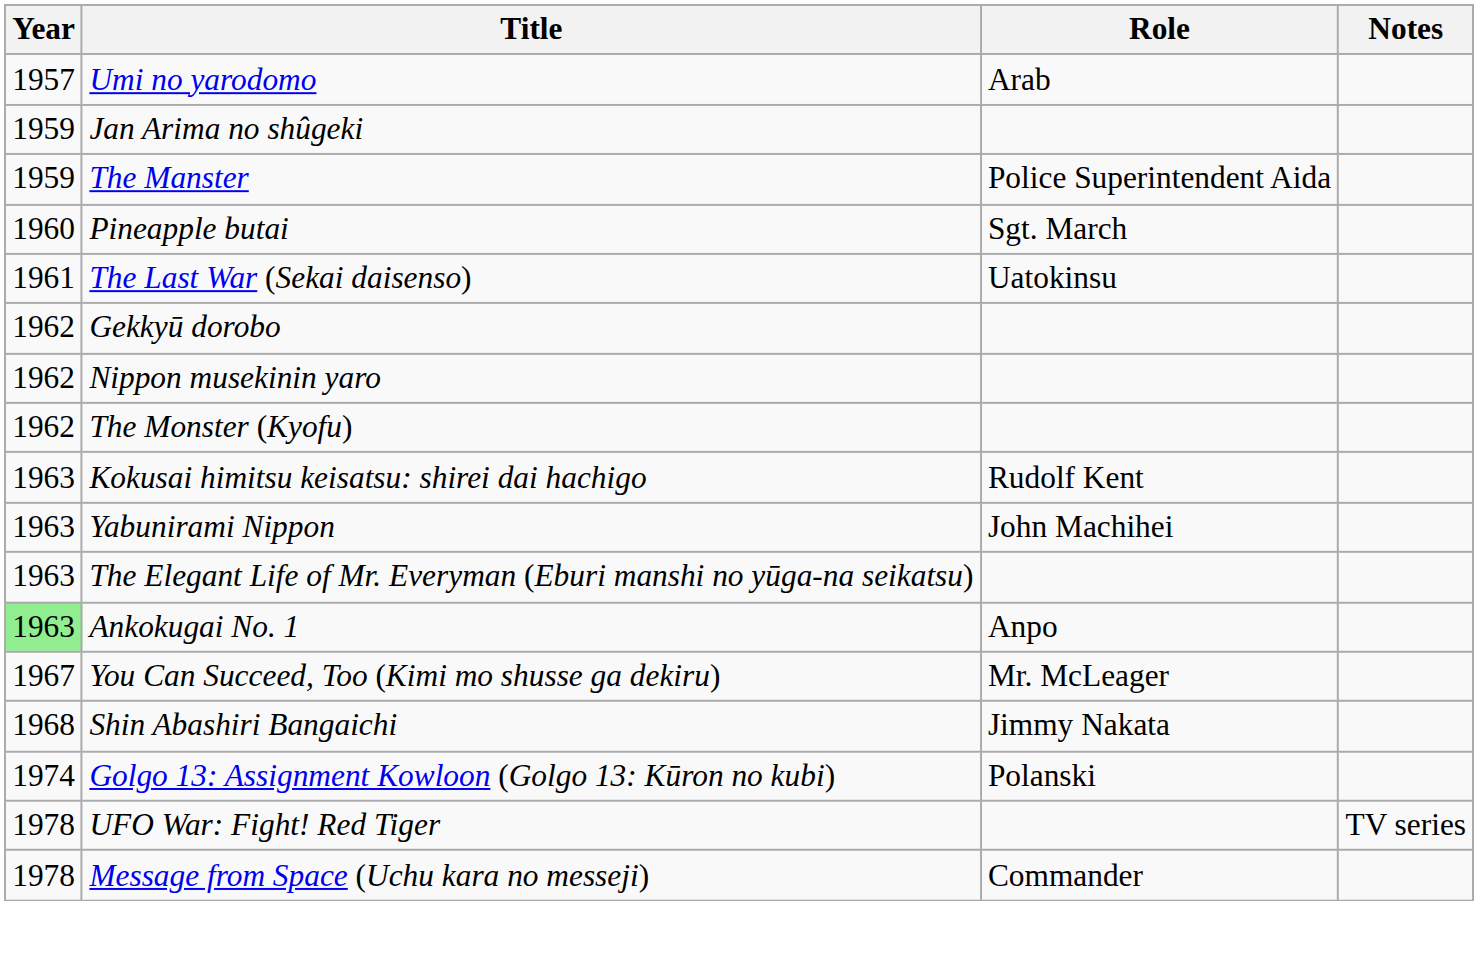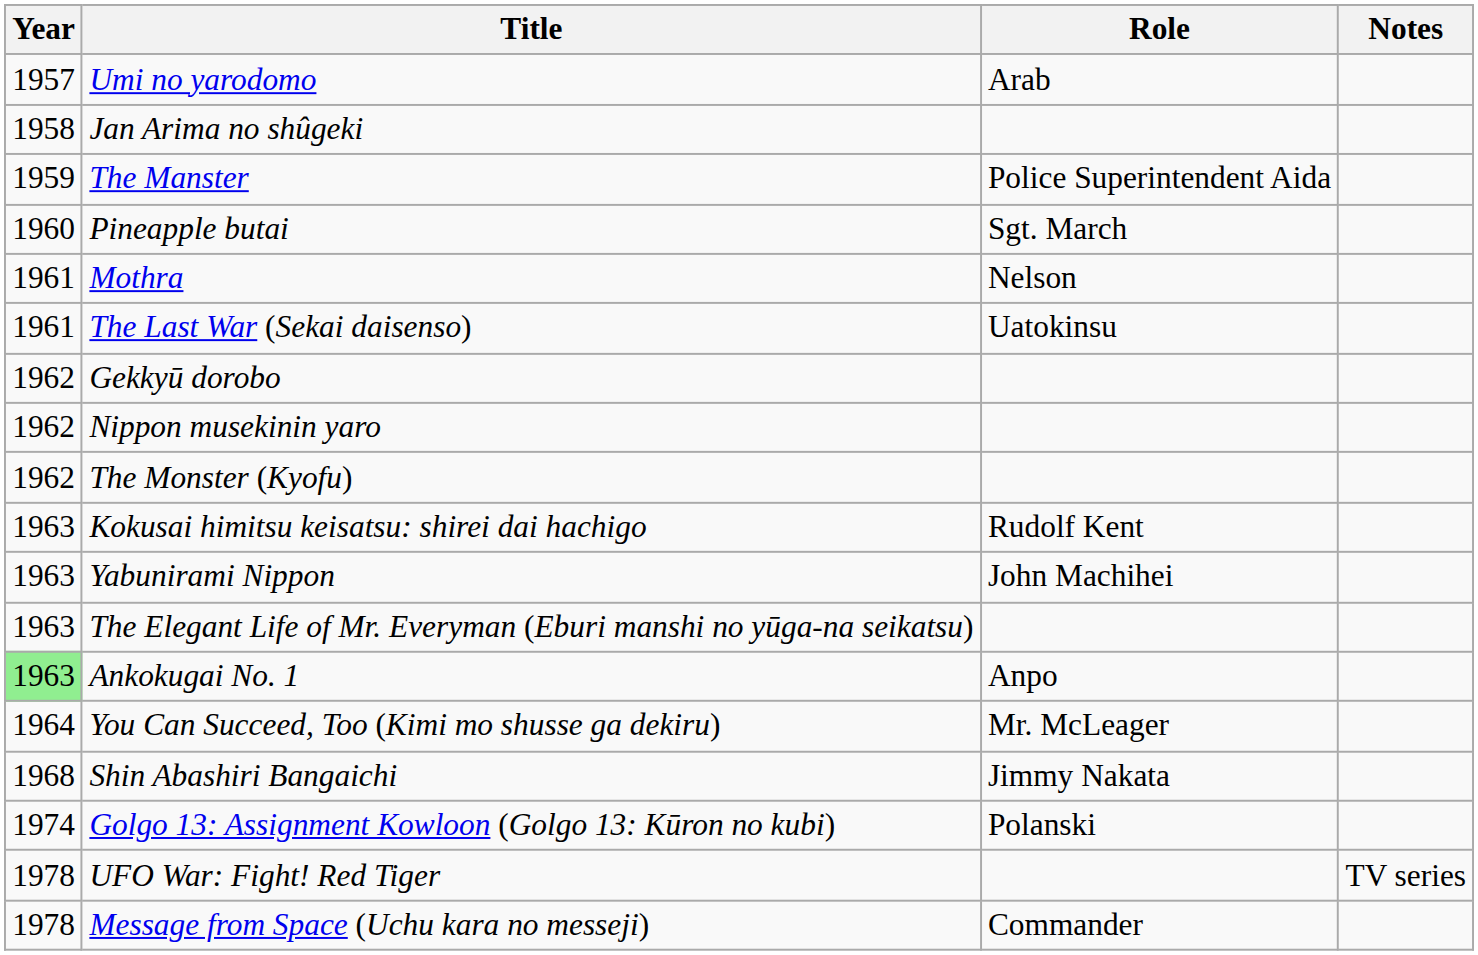(44, 128) 1959 -> (44, 128) 1958
+ row: (136, 278)
(44, 675) 1967 -> (44, 725) 1964
